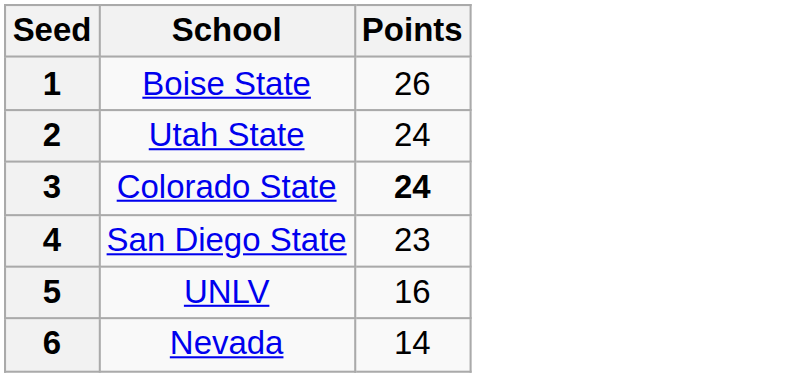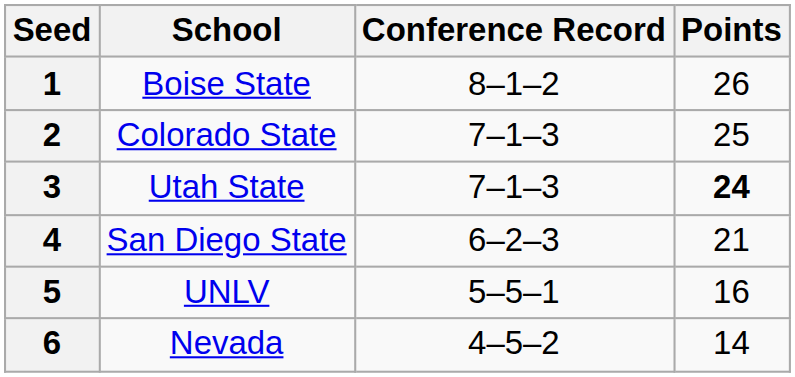+ column: (514, 30)
(227, 135) Utah State -> (227, 135) Colorado State
(412, 135) 24 -> (731, 135) 25
(227, 187) Colorado State -> (227, 187) Utah State
(412, 239) 23 -> (731, 239) 21
